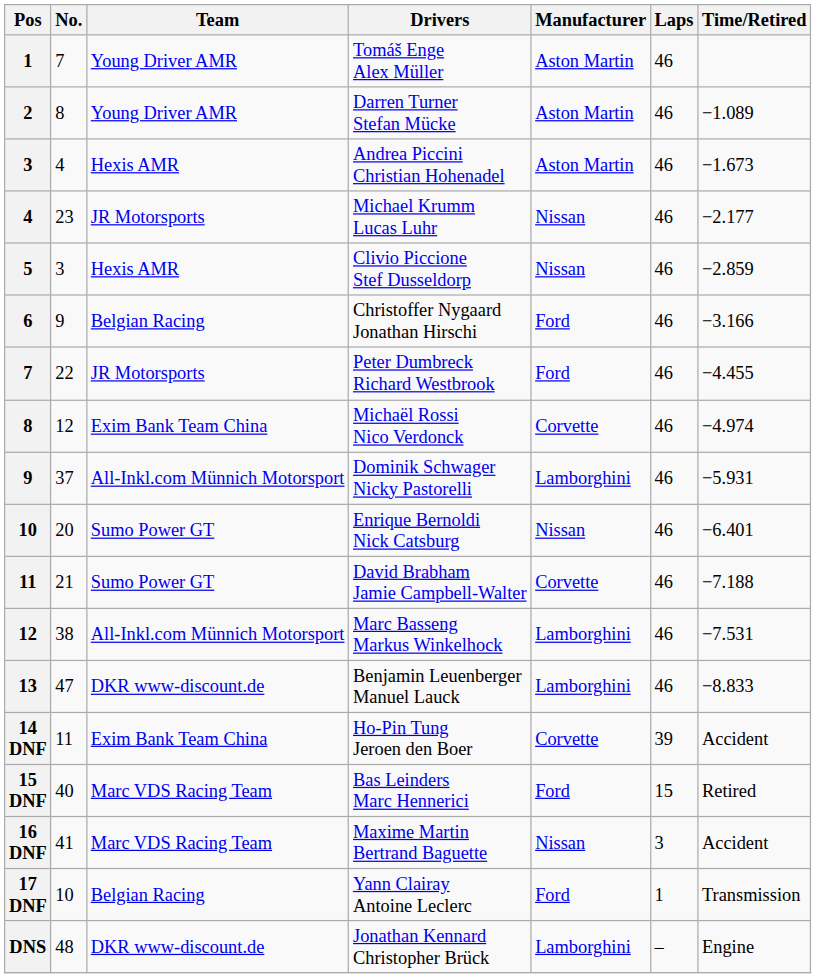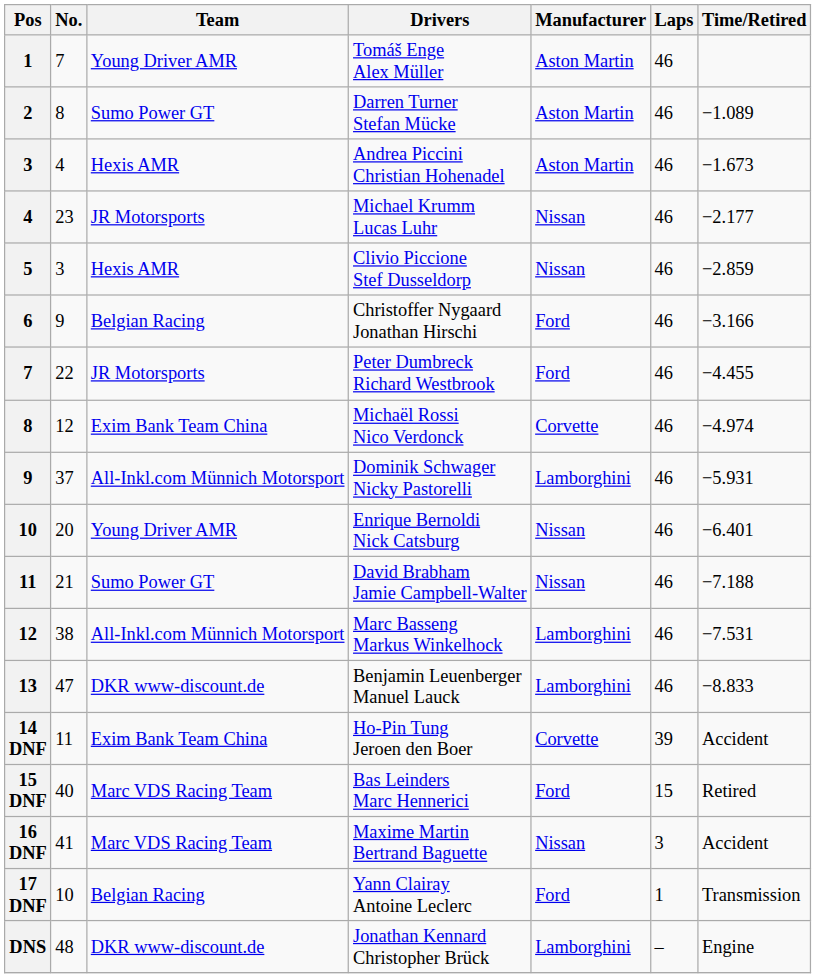(164, 113) Young Driver AMR -> (153, 113) Sumo Power GT
(153, 530) Sumo Power GT -> (164, 530) Young Driver AMR
(567, 582) Corvette -> (560, 582) Nissan
